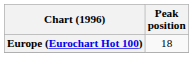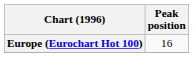(167, 43) 18 -> (167, 43) 16
